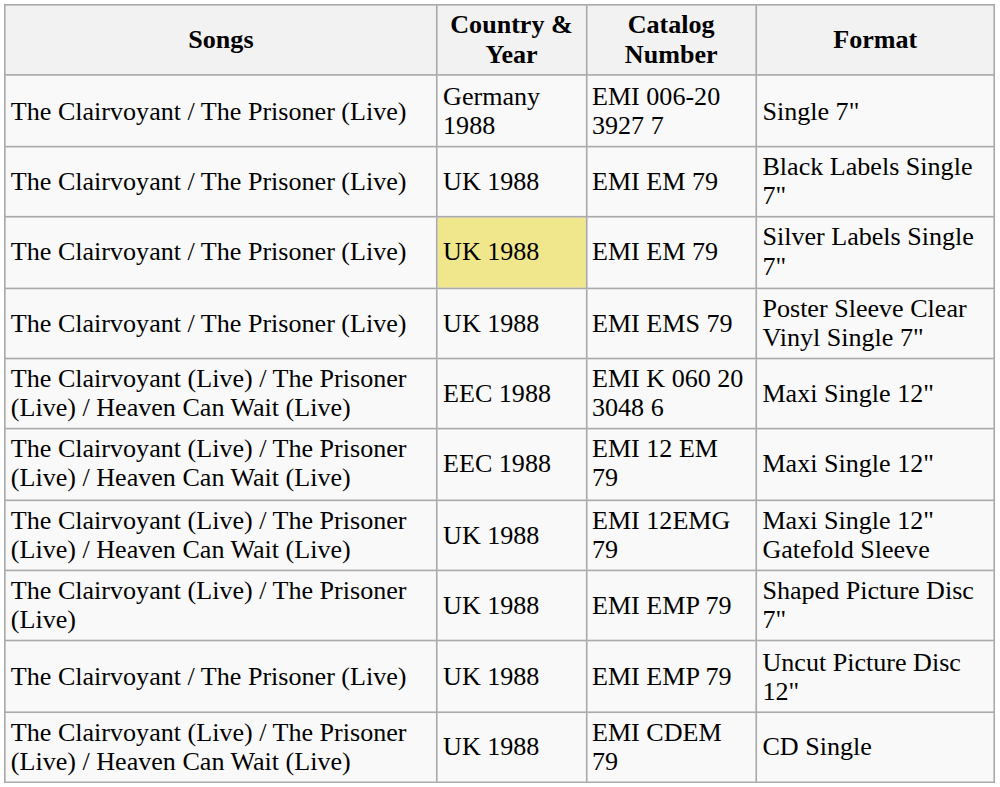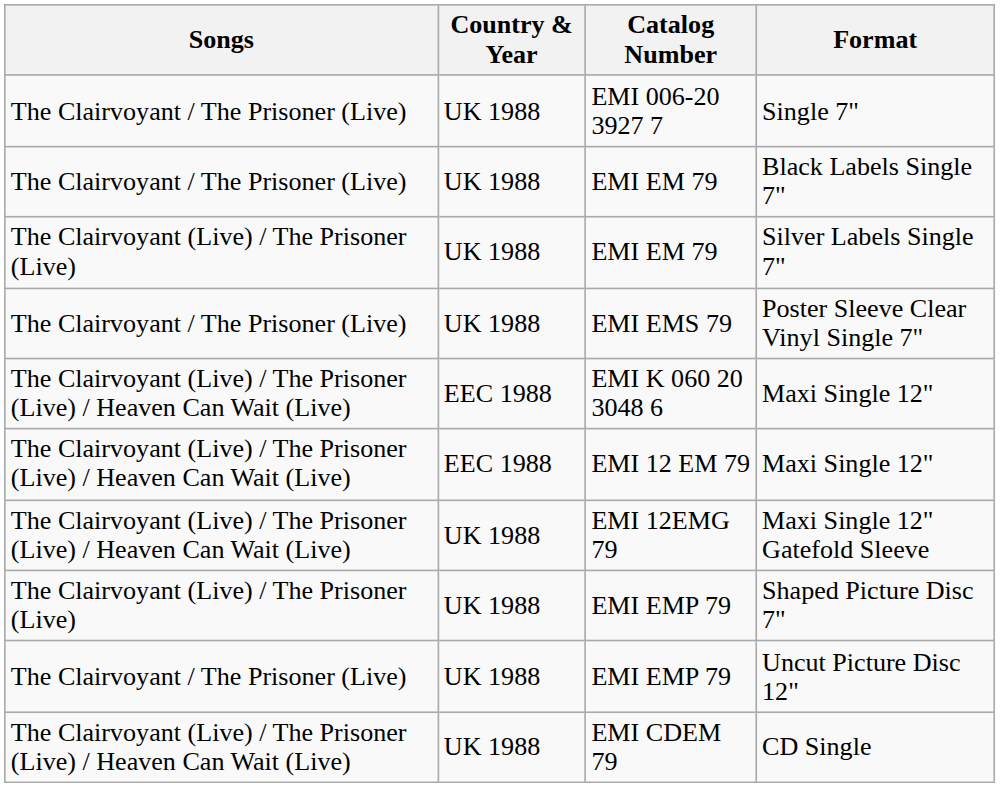(492, 110) Germany 1988 -> (492, 110) UK 1988
(209, 251) The Clairvoyant / The Prisoner (Live) -> (209, 251) The Clairvoyant (Live) / The Prisoner (Live)
(491, 251) khaki background -> (492, 251) no background
